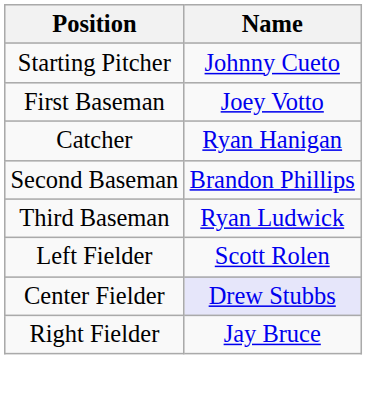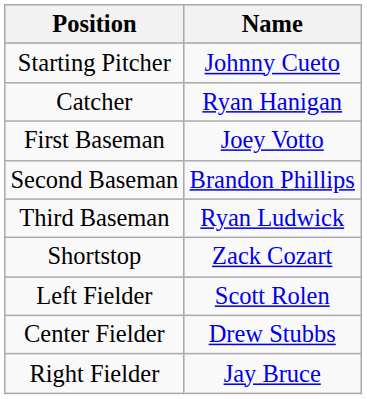rows swapped: (94, 140) <-> (94, 101)
+ row: (94, 256)
(272, 295) lavender background -> (272, 334) no background
